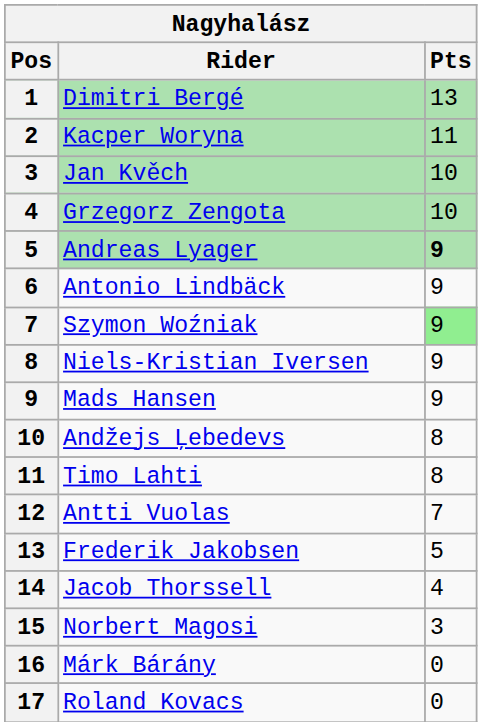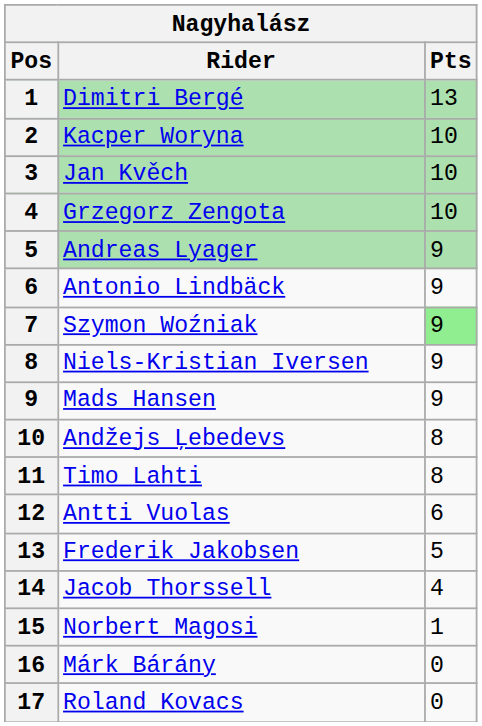(444, 137) 11 -> (444, 137) 10
(437, 250) bold -> (437, 250) normal
(437, 514) 7 -> (437, 514) 6
(437, 627) 3 -> (437, 627) 1
